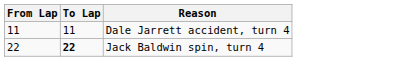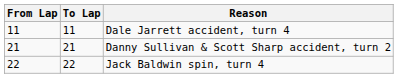+ row: (248, 47)
(69, 47) bold -> (69, 64) normal
